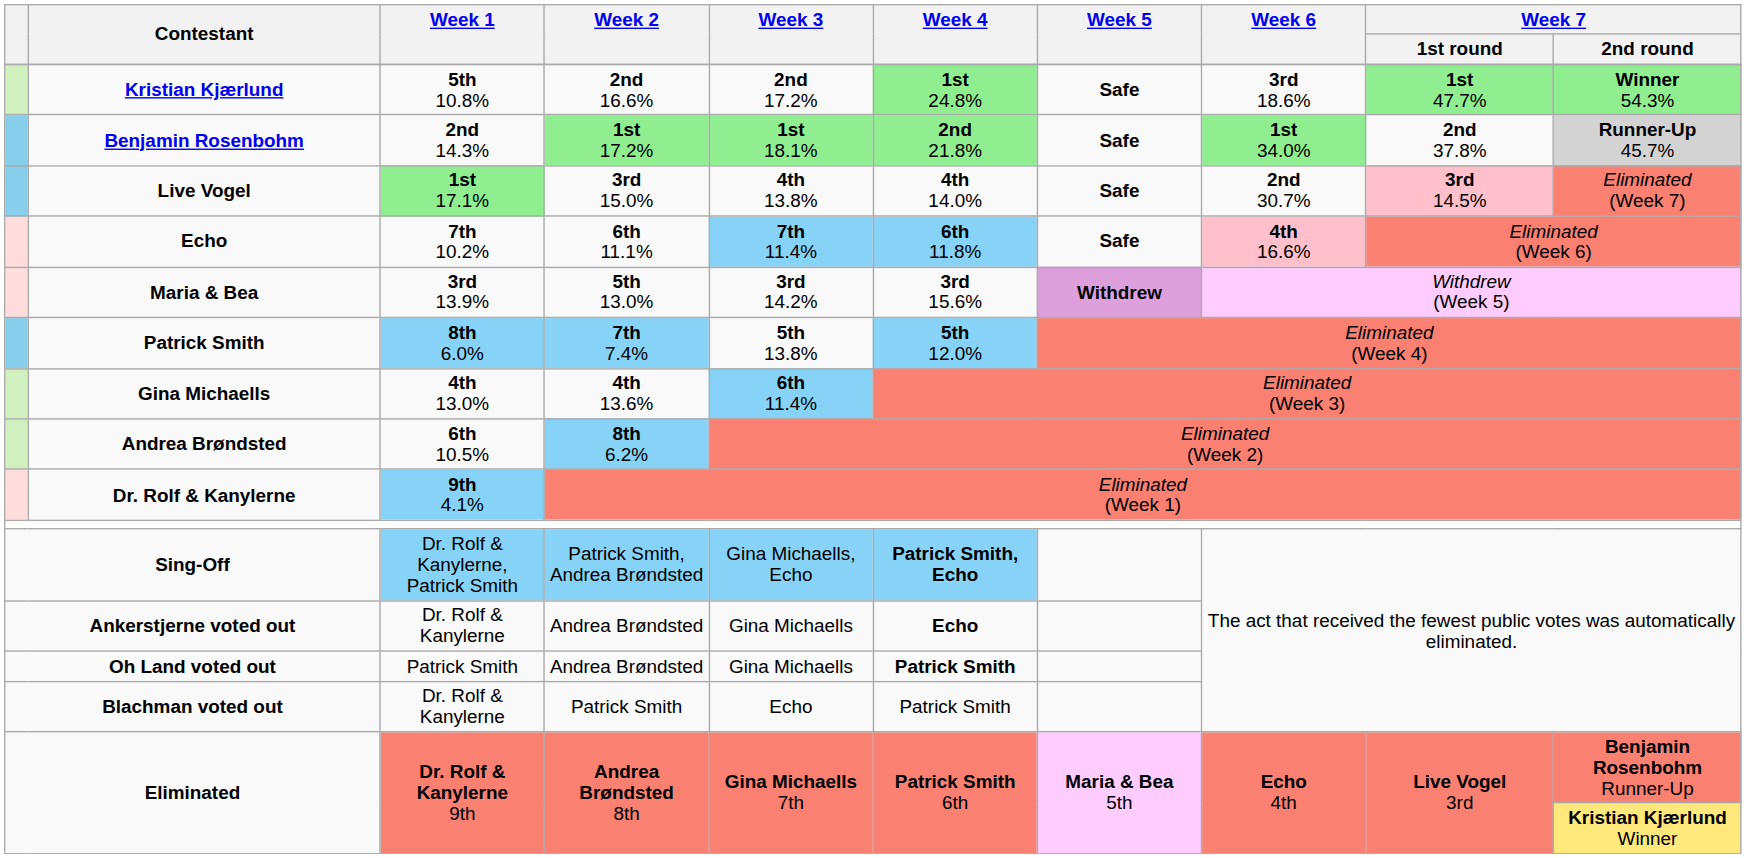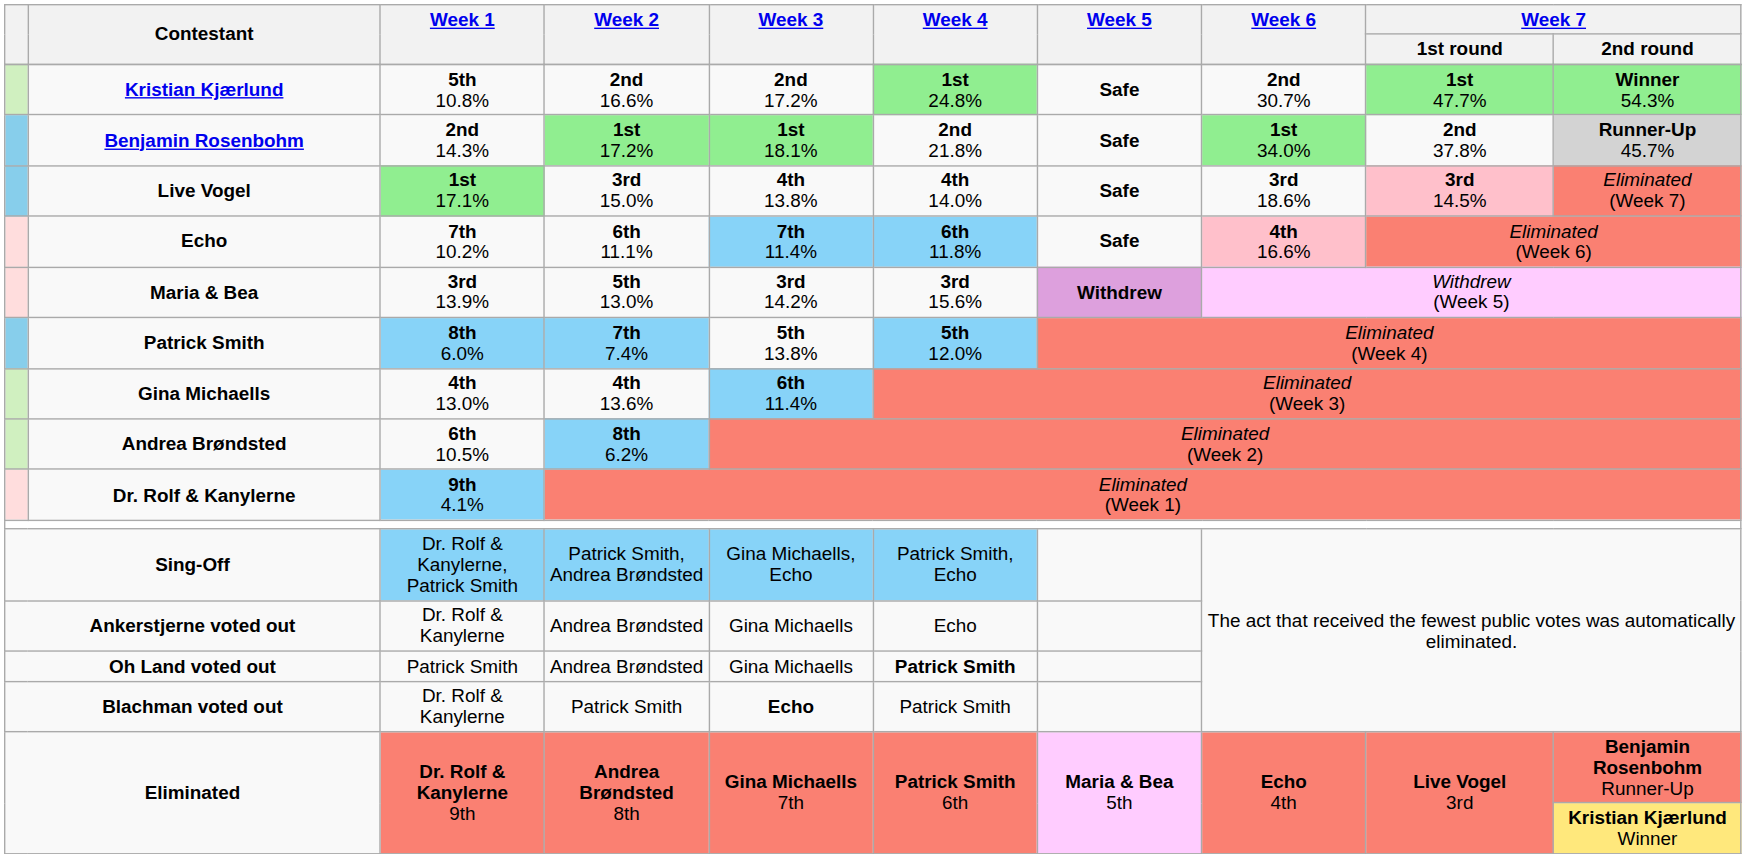(1284, 89) 3rd 18.6% -> (1284, 89) 2nd 30.7%
(955, 140) lightgreen background -> (955, 140) no background
(1284, 191) 2nd 30.7% -> (1284, 191) 3rd 18.6%
(955, 564) bold -> (955, 564) normal
(955, 625) bold -> (955, 625) normal
(791, 706) normal -> (791, 706) bold
